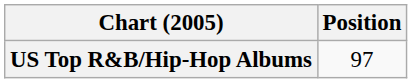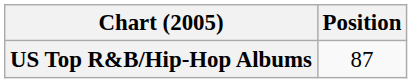(362, 58) 97 -> (362, 58) 87
